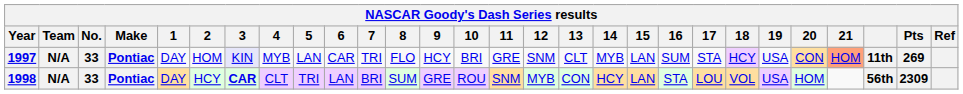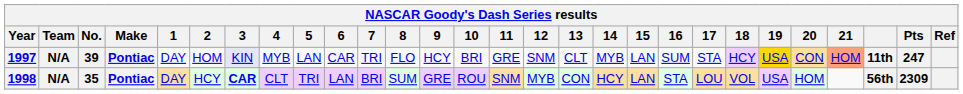(92, 57) 33 -> (92, 57) 39
(775, 57) no background -> (775, 57) gold background
(914, 57) 269 -> (914, 57) 247
(92, 79) 33 -> (92, 79) 35
